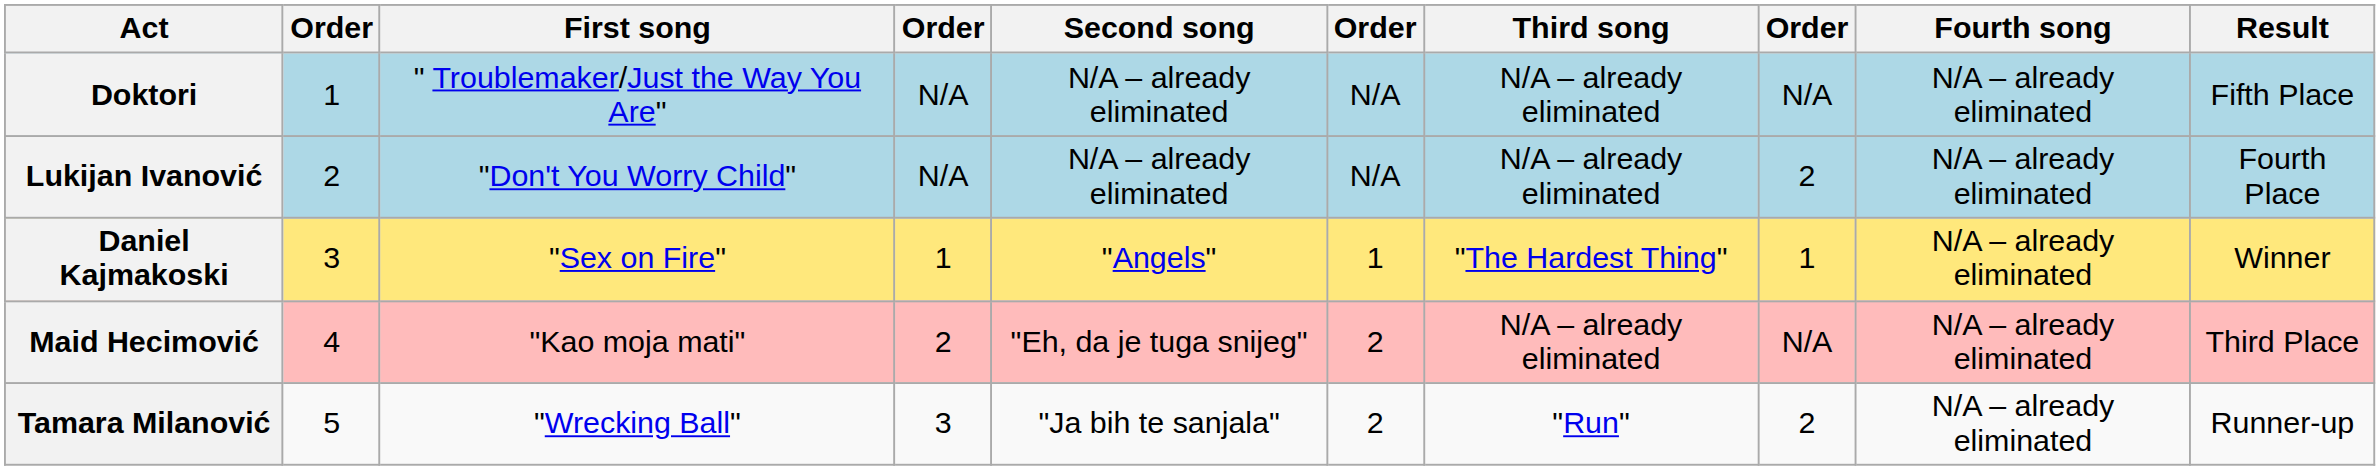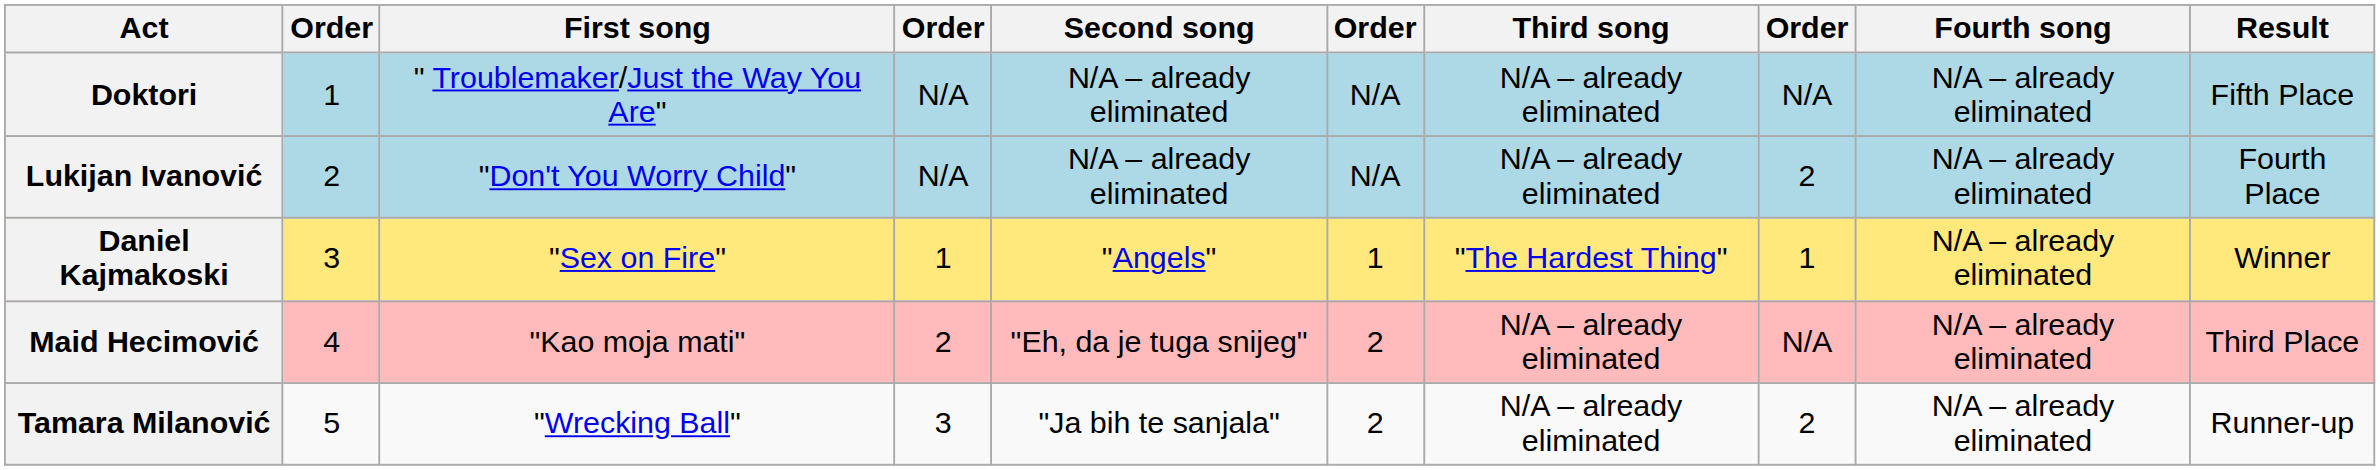(1591, 423) "Run" -> (1591, 423) N/A – already eliminated
